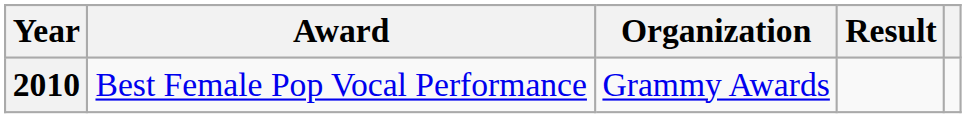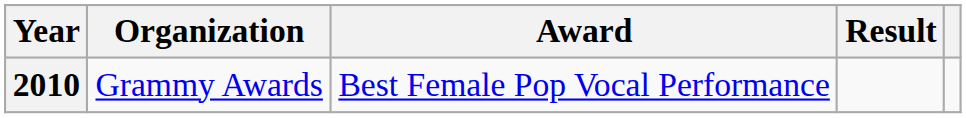columns swapped: (716, 31) <-> (341, 31)
